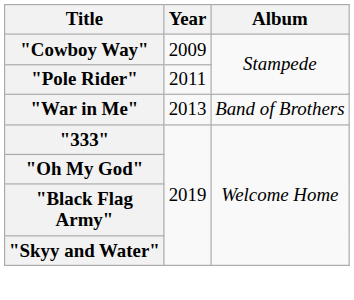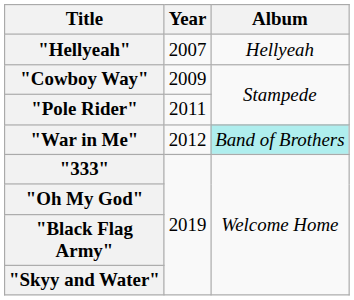+ row: (84, 49)
(188, 109) 2013 -> (188, 139) 2012
(280, 109) no background -> (280, 139) paleturquoise background
